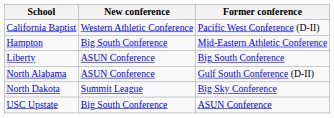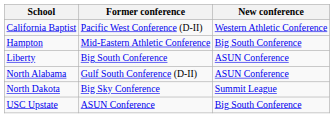columns swapped: (262, 12) <-> (137, 12)
